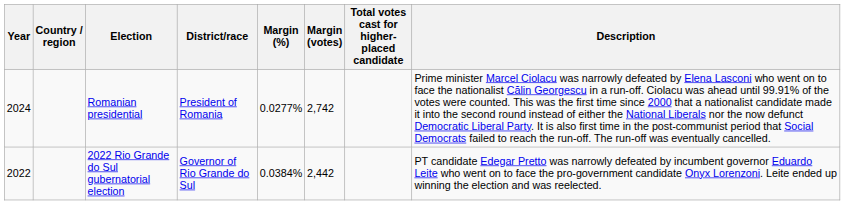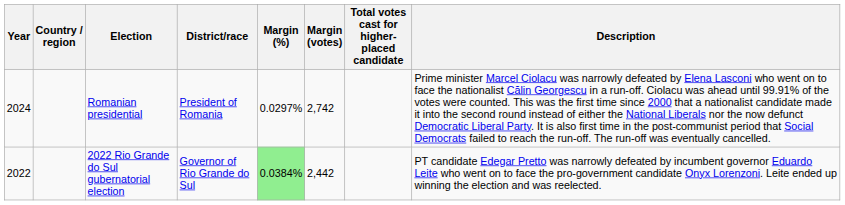(281, 108) 0.0277% -> (281, 108) 0.0297%
(281, 173) no background -> (281, 173) lightgreen background
